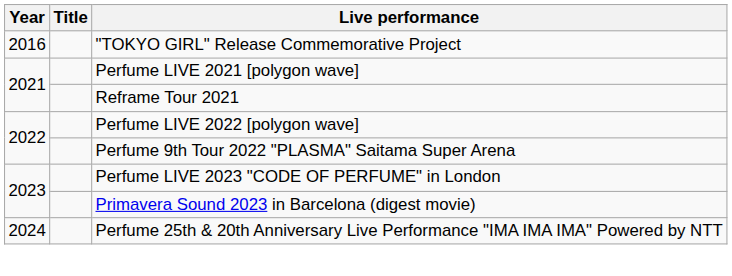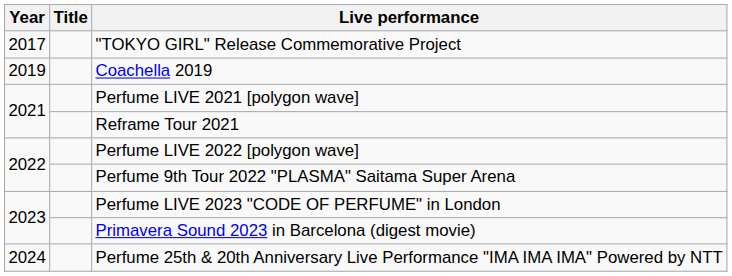(27, 44) 2016 -> (27, 44) 2017
+ row: (154, 71)
